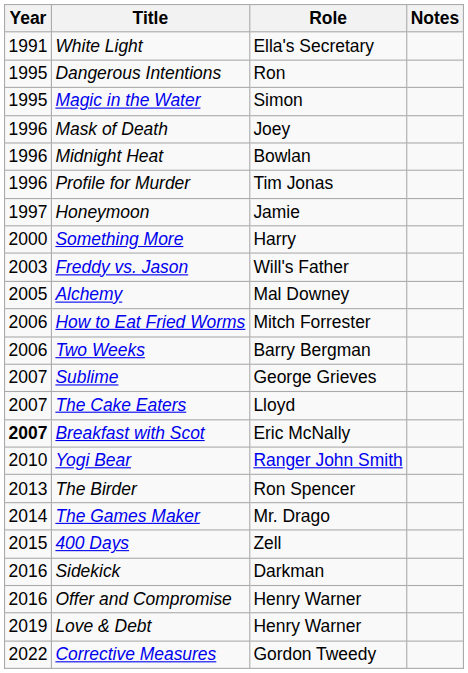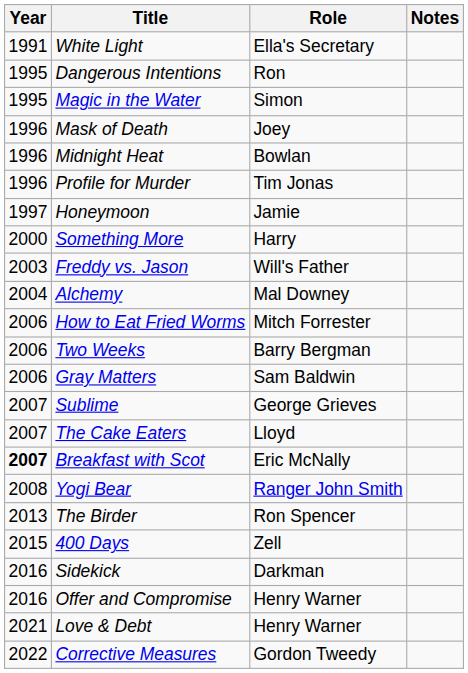(28, 294) 2005 -> (28, 294) 2004
+ row: (106, 377)
(28, 460) 2010 -> (28, 488) 2008
- row: (128, 516)
(28, 626) 2019 -> (28, 626) 2021
